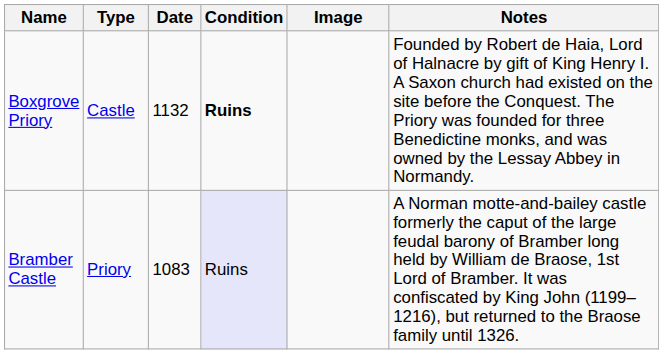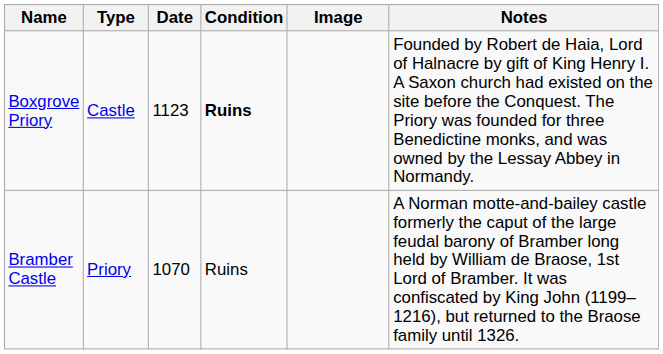(171, 110) 1132 -> (171, 110) 1123
(171, 269) 1083 -> (171, 269) 1070
(226, 269) lavender background -> (226, 269) no background
